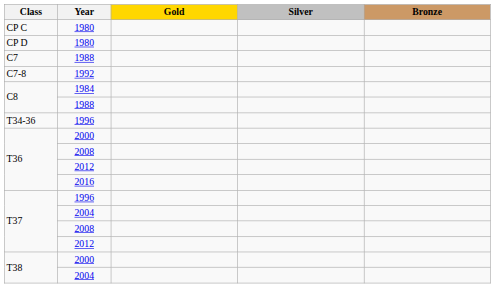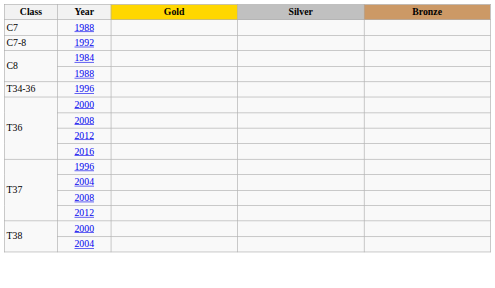- row: (17, 27)
- row: (17, 43)
